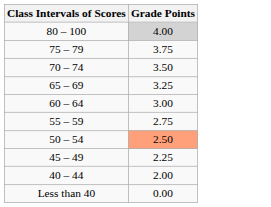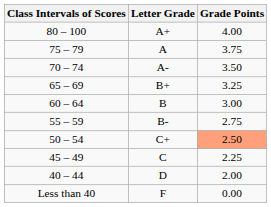+ column: (163, 13)
(163, 31) lightgrey background -> (232, 31) no background
